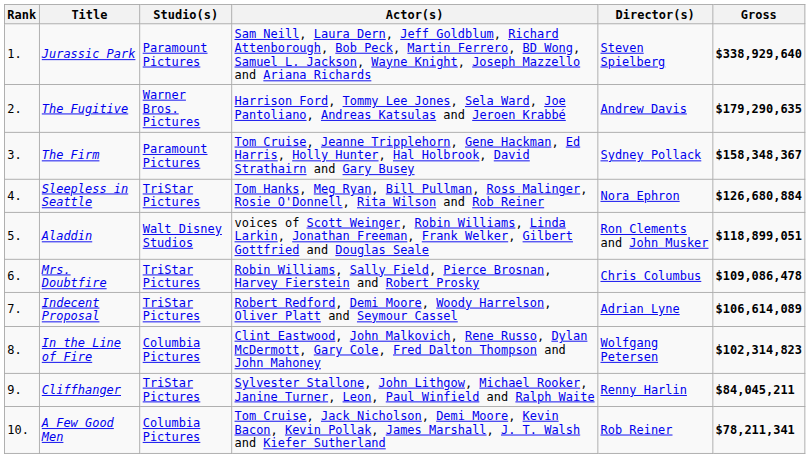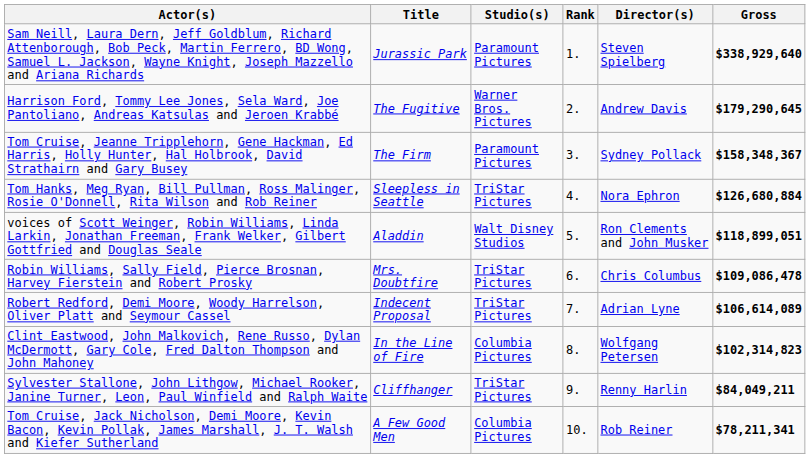columns swapped: (22, 14) <-> (415, 14)
(759, 108) $179,290,635 -> (759, 108) $179,290,645
(755, 390) $84,045,211 -> (755, 390) $84,049,211
